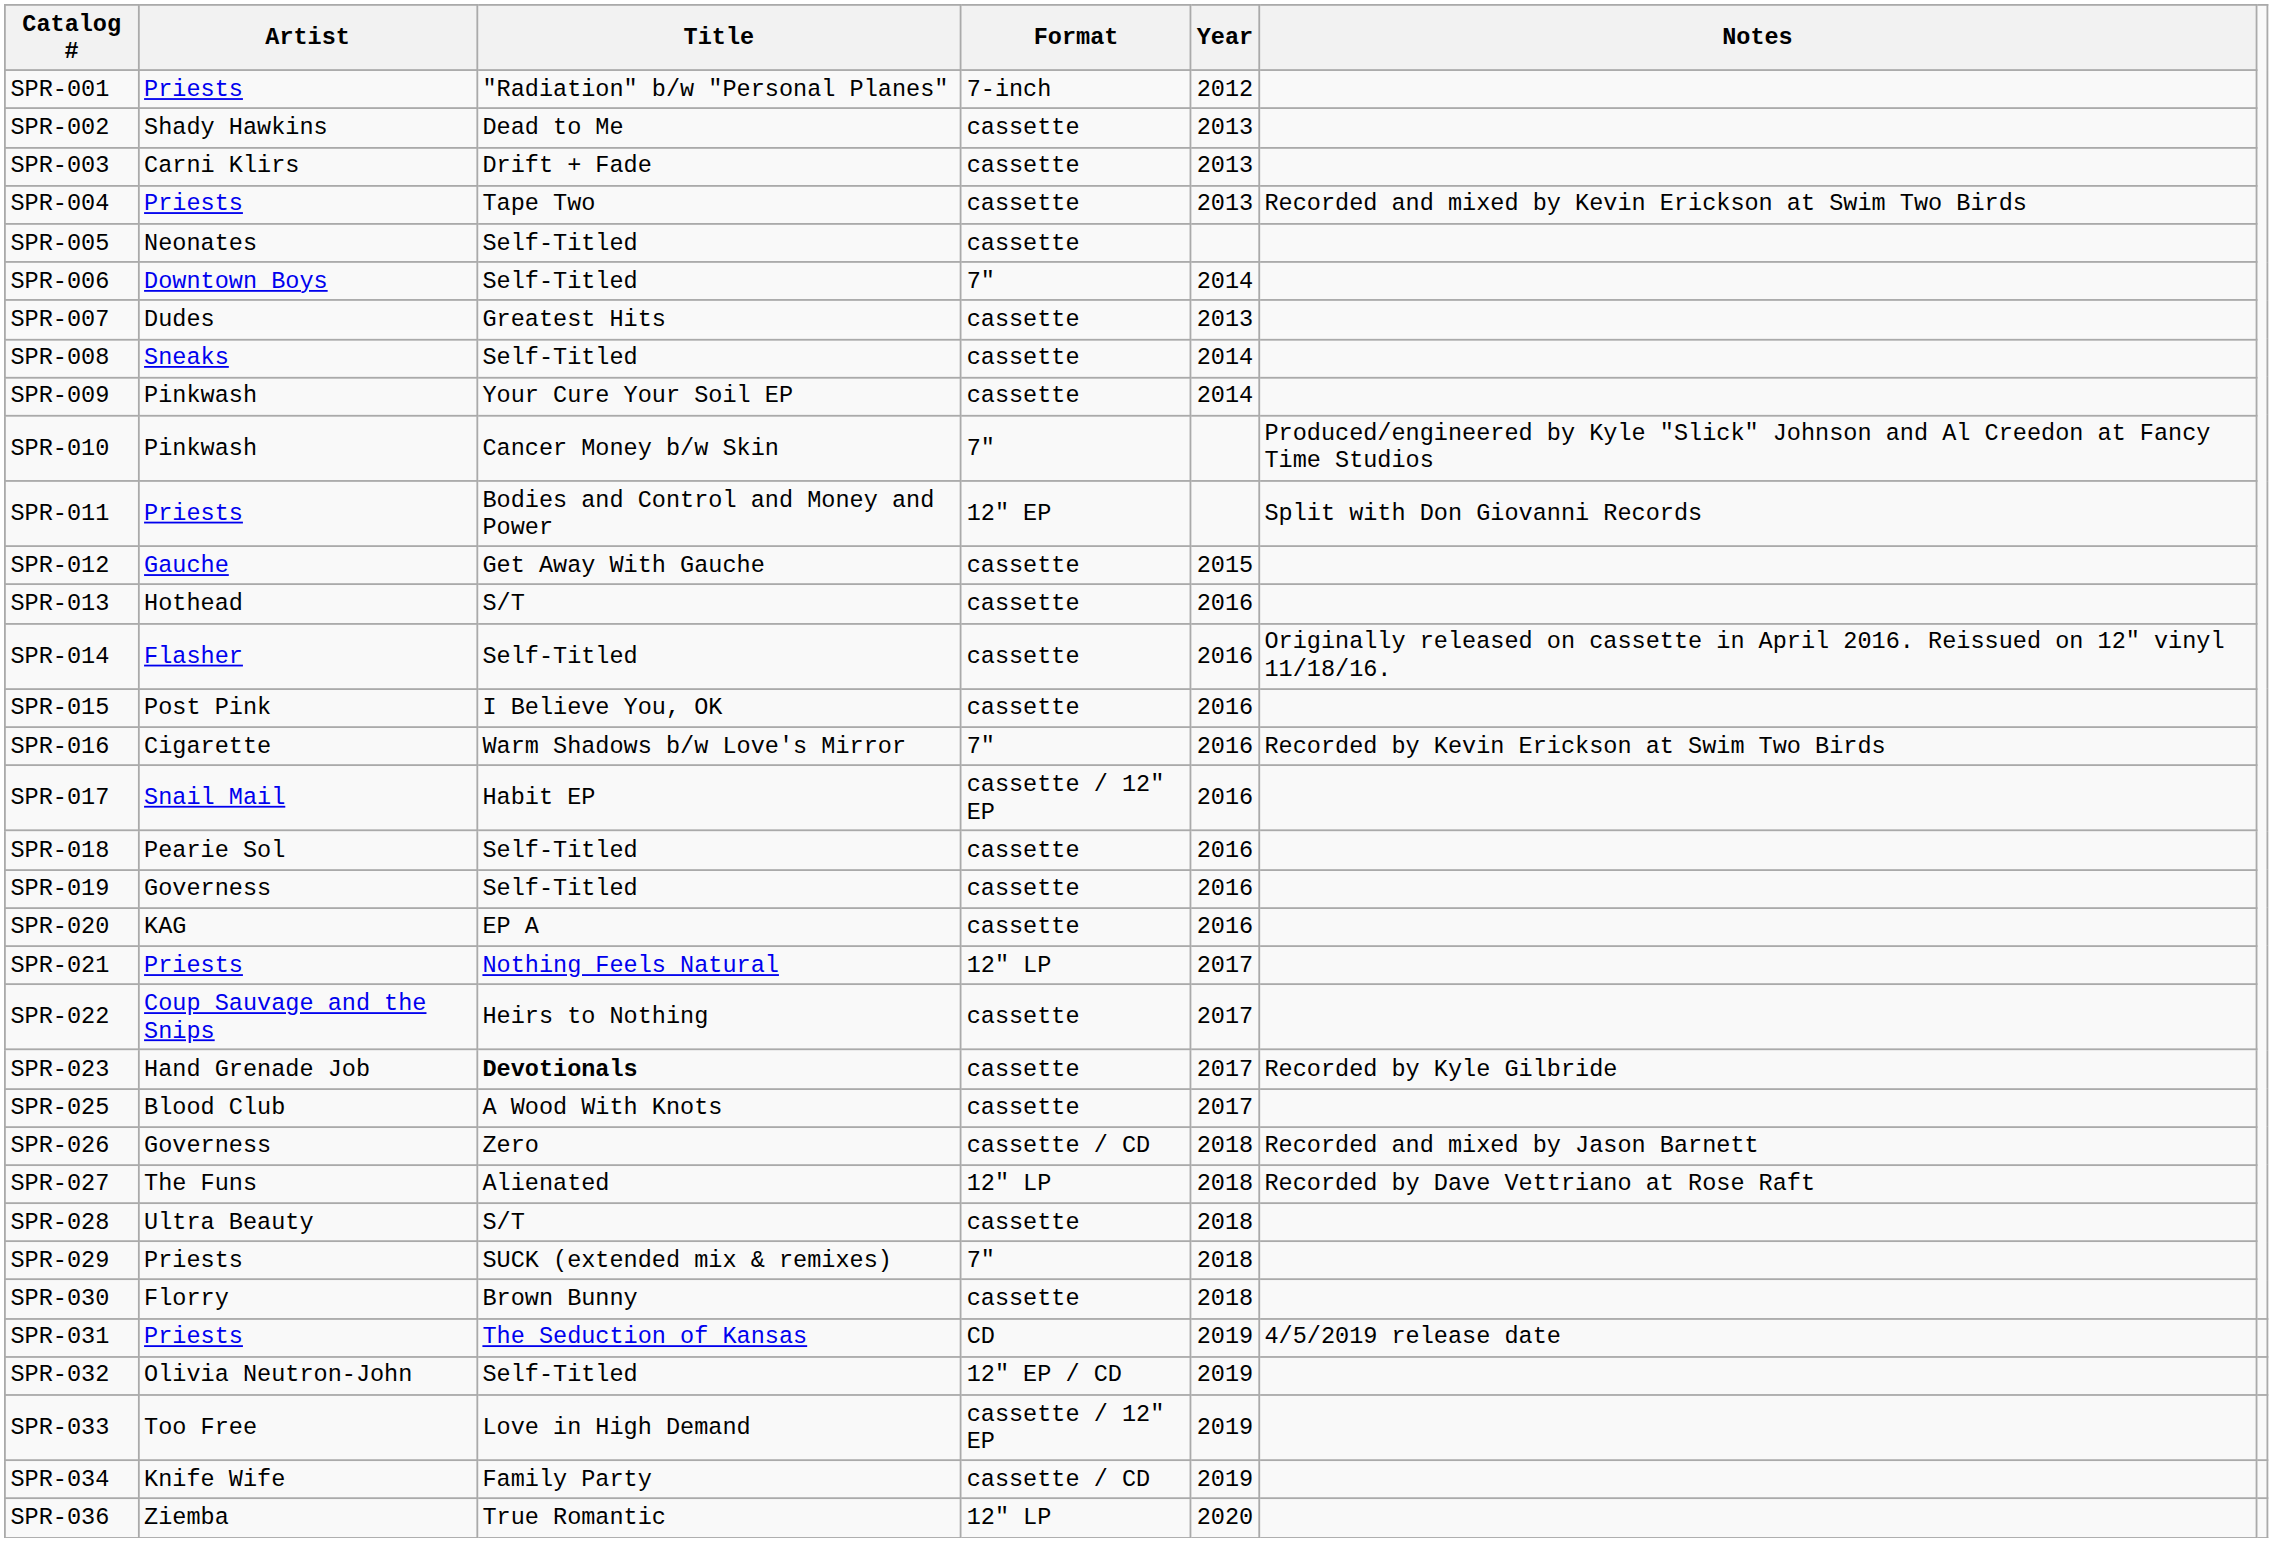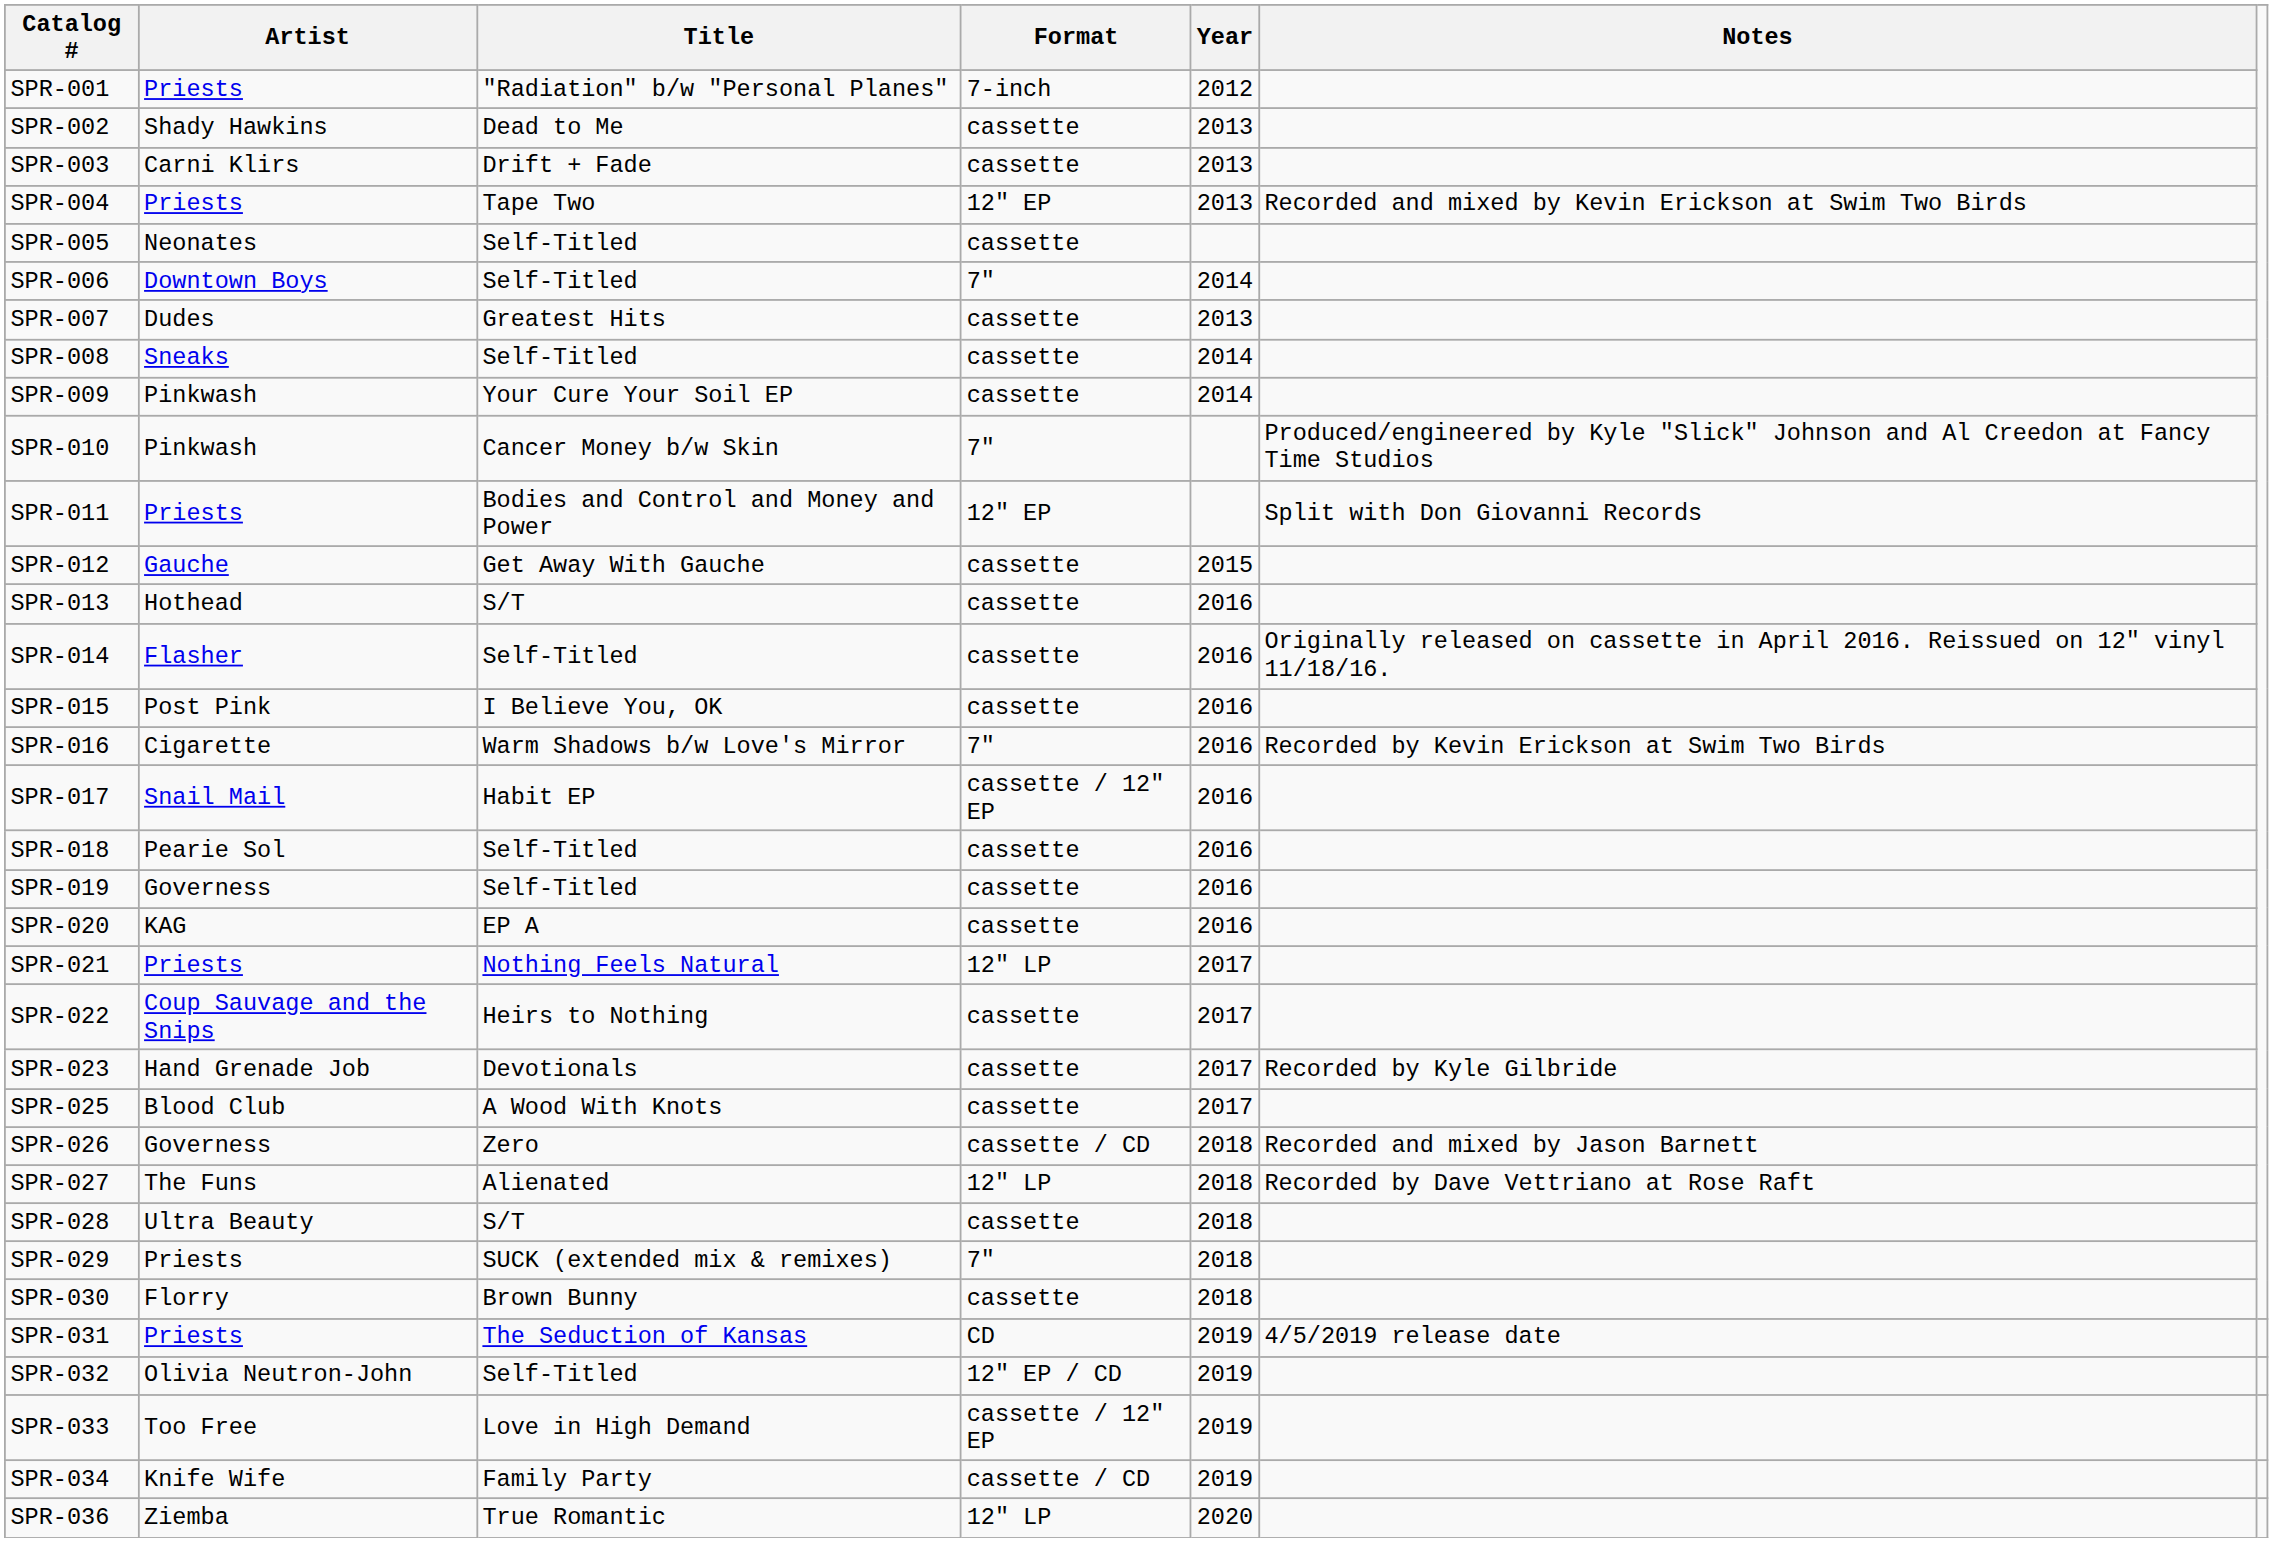(1023, 205) cassette -> (1009, 205) 12" EP
(560, 1069) bold -> (560, 1069) normal
